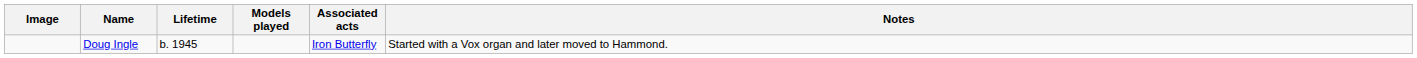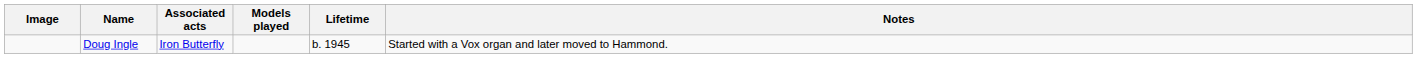columns swapped: (195, 19) <-> (347, 19)
